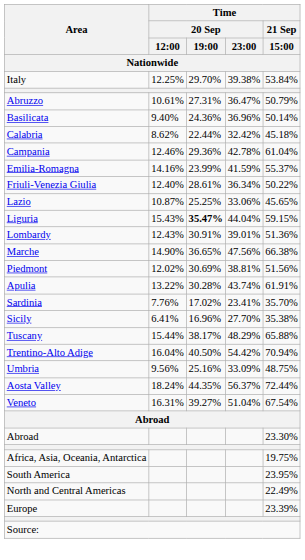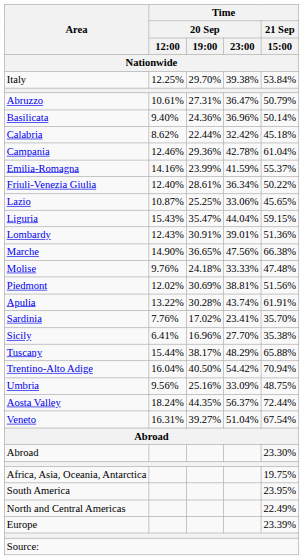(206, 218) bold -> (205, 218) normal
+ row: (21, 268)
